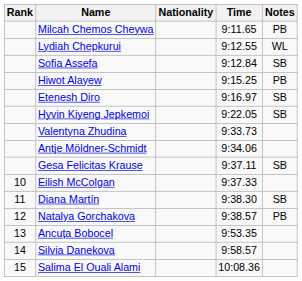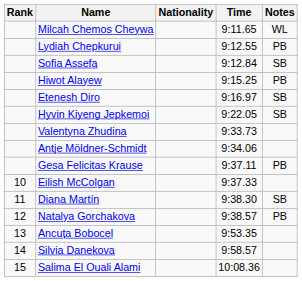(280, 30) PB -> (280, 30) WL
(280, 47) WL -> (280, 47) PB
(280, 166) SB -> (280, 166) PB
